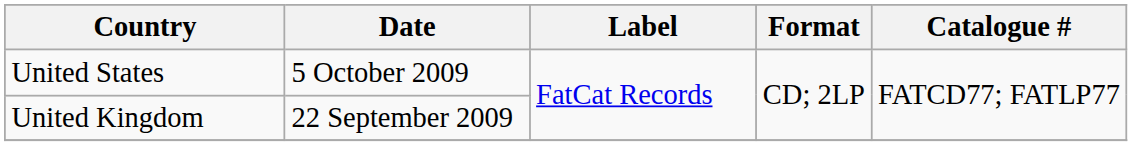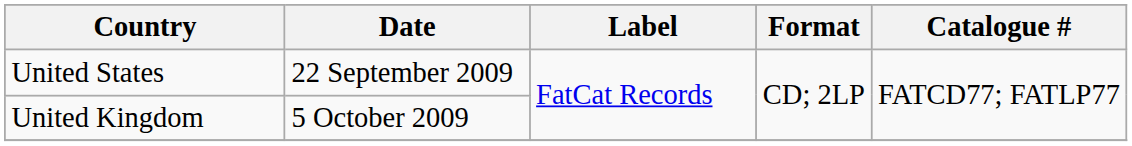(380, 72) 5 October 2009 -> (402, 72) 22 September 2009
(402, 117) 22 September 2009 -> (380, 117) 5 October 2009
